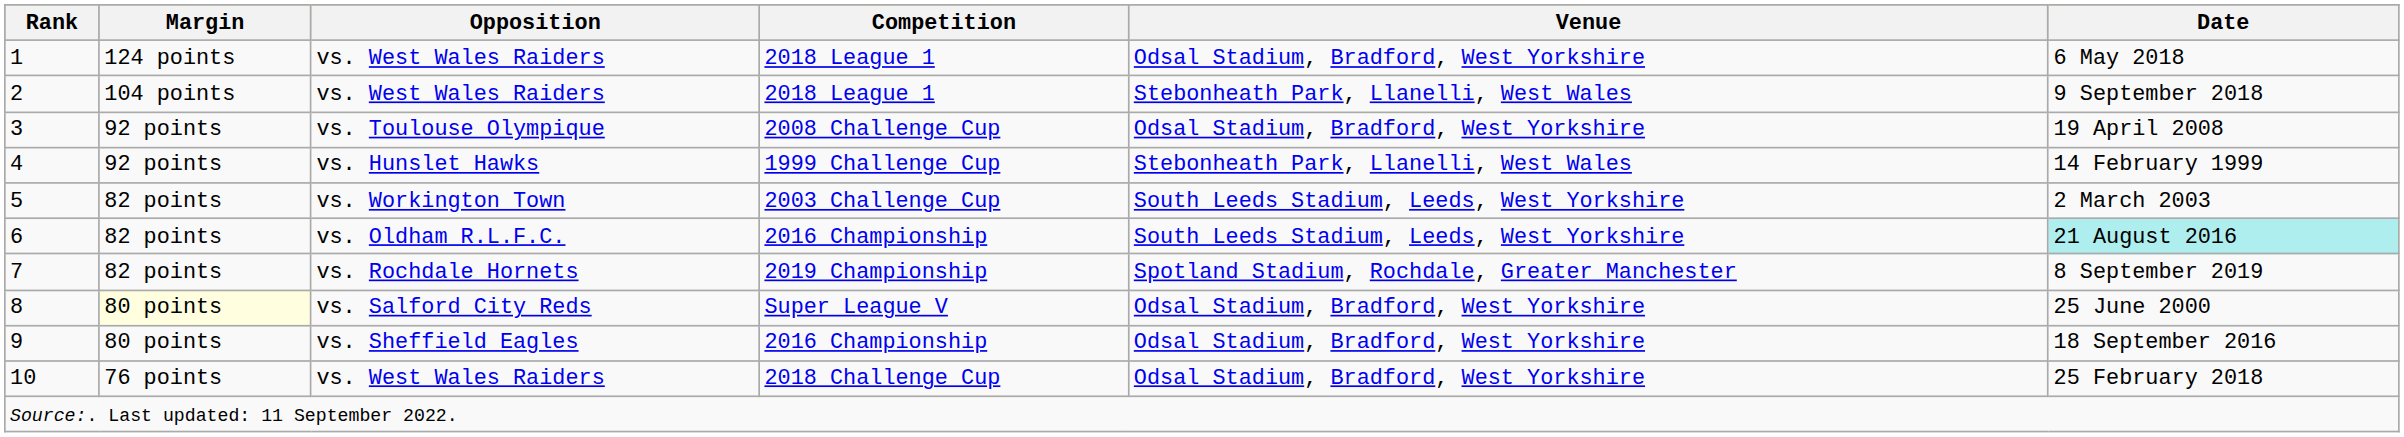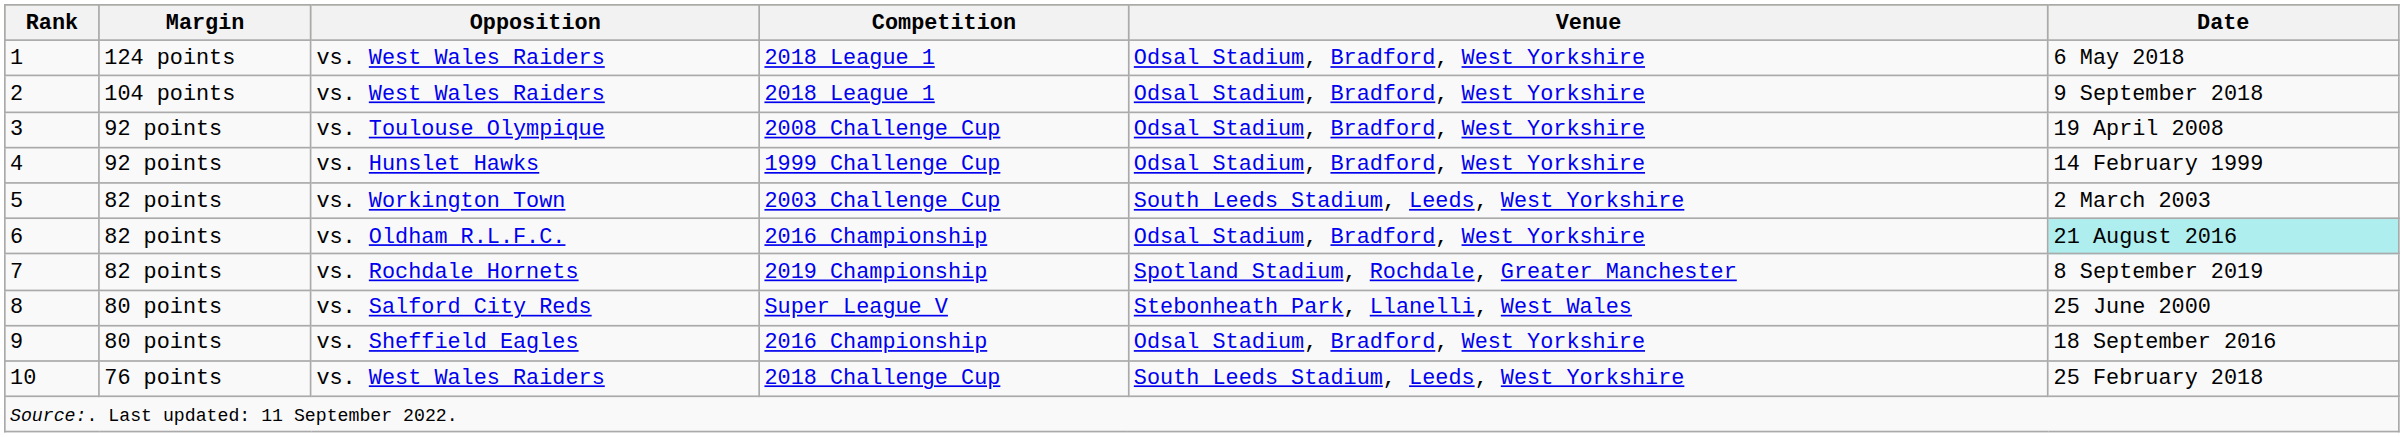(1383, 94) Stebonheath Park, Llanelli, West Wales -> (1389, 94) Odsal Stadium, Bradford, West Yorkshire
(1383, 165) Stebonheath Park, Llanelli, West Wales -> (1389, 165) Odsal Stadium, Bradford, West Yorkshire
(1409, 236) South Leeds Stadium, Leeds, West Yorkshire -> (1389, 236) Odsal Stadium, Bradford, West Yorkshire
(163, 307) lightyellow background -> (163, 307) no background
(1389, 307) Odsal Stadium, Bradford, West Yorkshire -> (1383, 307) Stebonheath Park, Llanelli, West Wales
(1389, 379) Odsal Stadium, Bradford, West Yorkshire -> (1409, 379) South Leeds Stadium, Leeds, West Yorkshire
